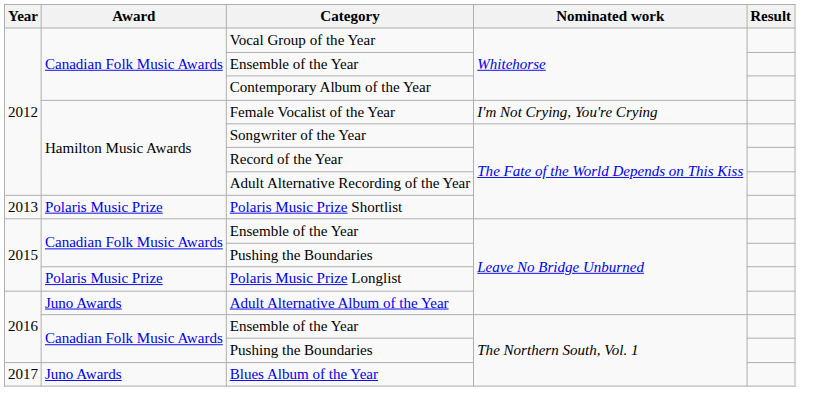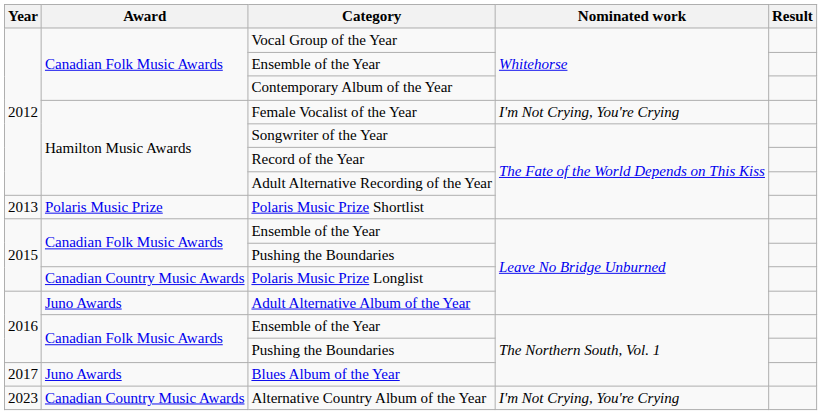(104, 278) Polaris Music Prize -> (145, 278) Canadian Country Music Awards
+ row: (23, 398)
